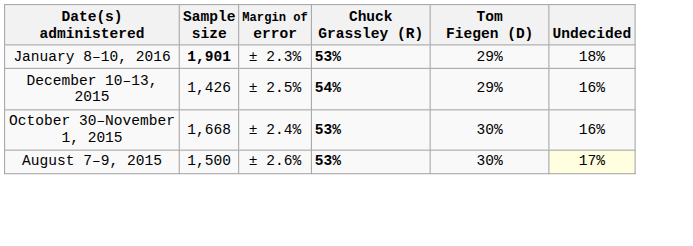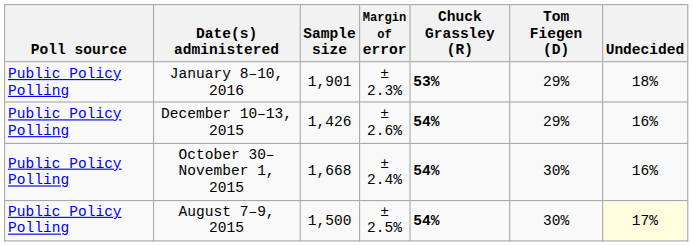+ column: (79, 50)
(209, 57) bold -> (330, 82) normal
(275, 89) ± 2.5% -> (385, 123) ± 2.6%
(328, 130) 53% -> (426, 172) 54%
(275, 162) ± 2.6% -> (385, 221) ± 2.5%
(328, 162) 53% -> (426, 221) 54%
